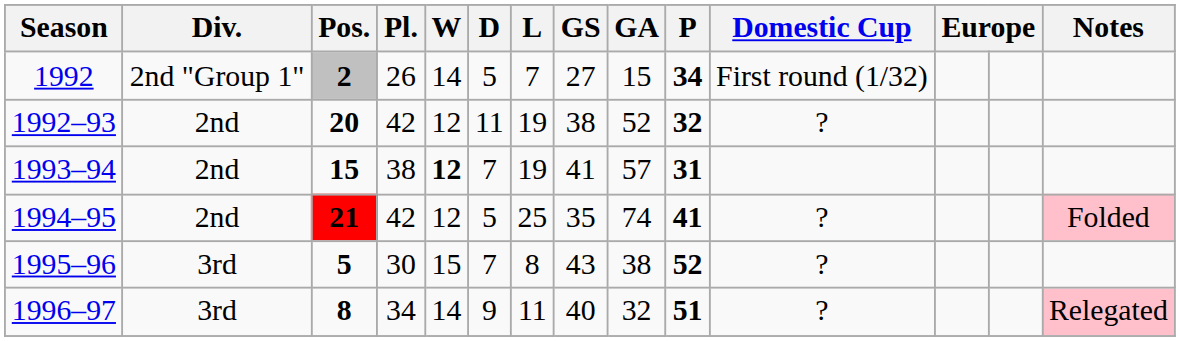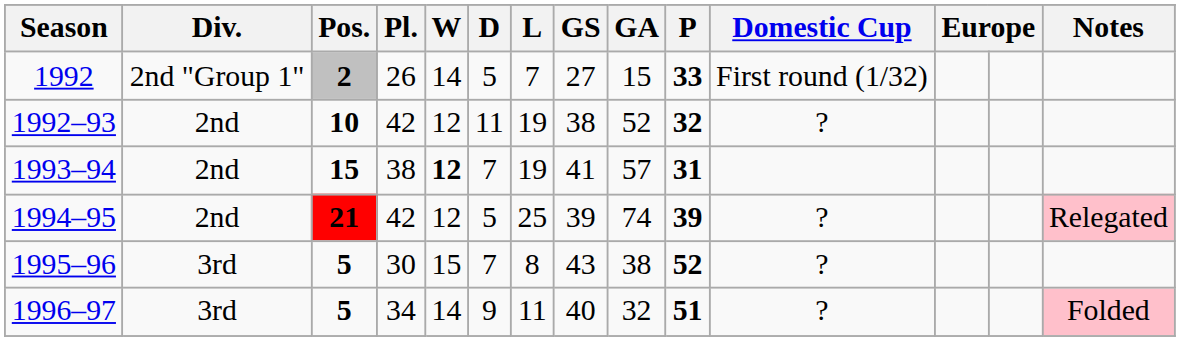(688, 75) 34 -> (688, 75) 33
(344, 122) 20 -> (344, 122) 10
(581, 216) 35 -> (581, 216) 39
(688, 216) 41 -> (688, 216) 39
(1108, 216) Folded -> (1108, 216) Relegated
(344, 311) 8 -> (344, 311) 5
(1108, 311) Relegated -> (1108, 311) Folded
